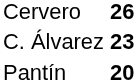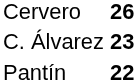(122, 72) 20 -> (122, 72) 22
